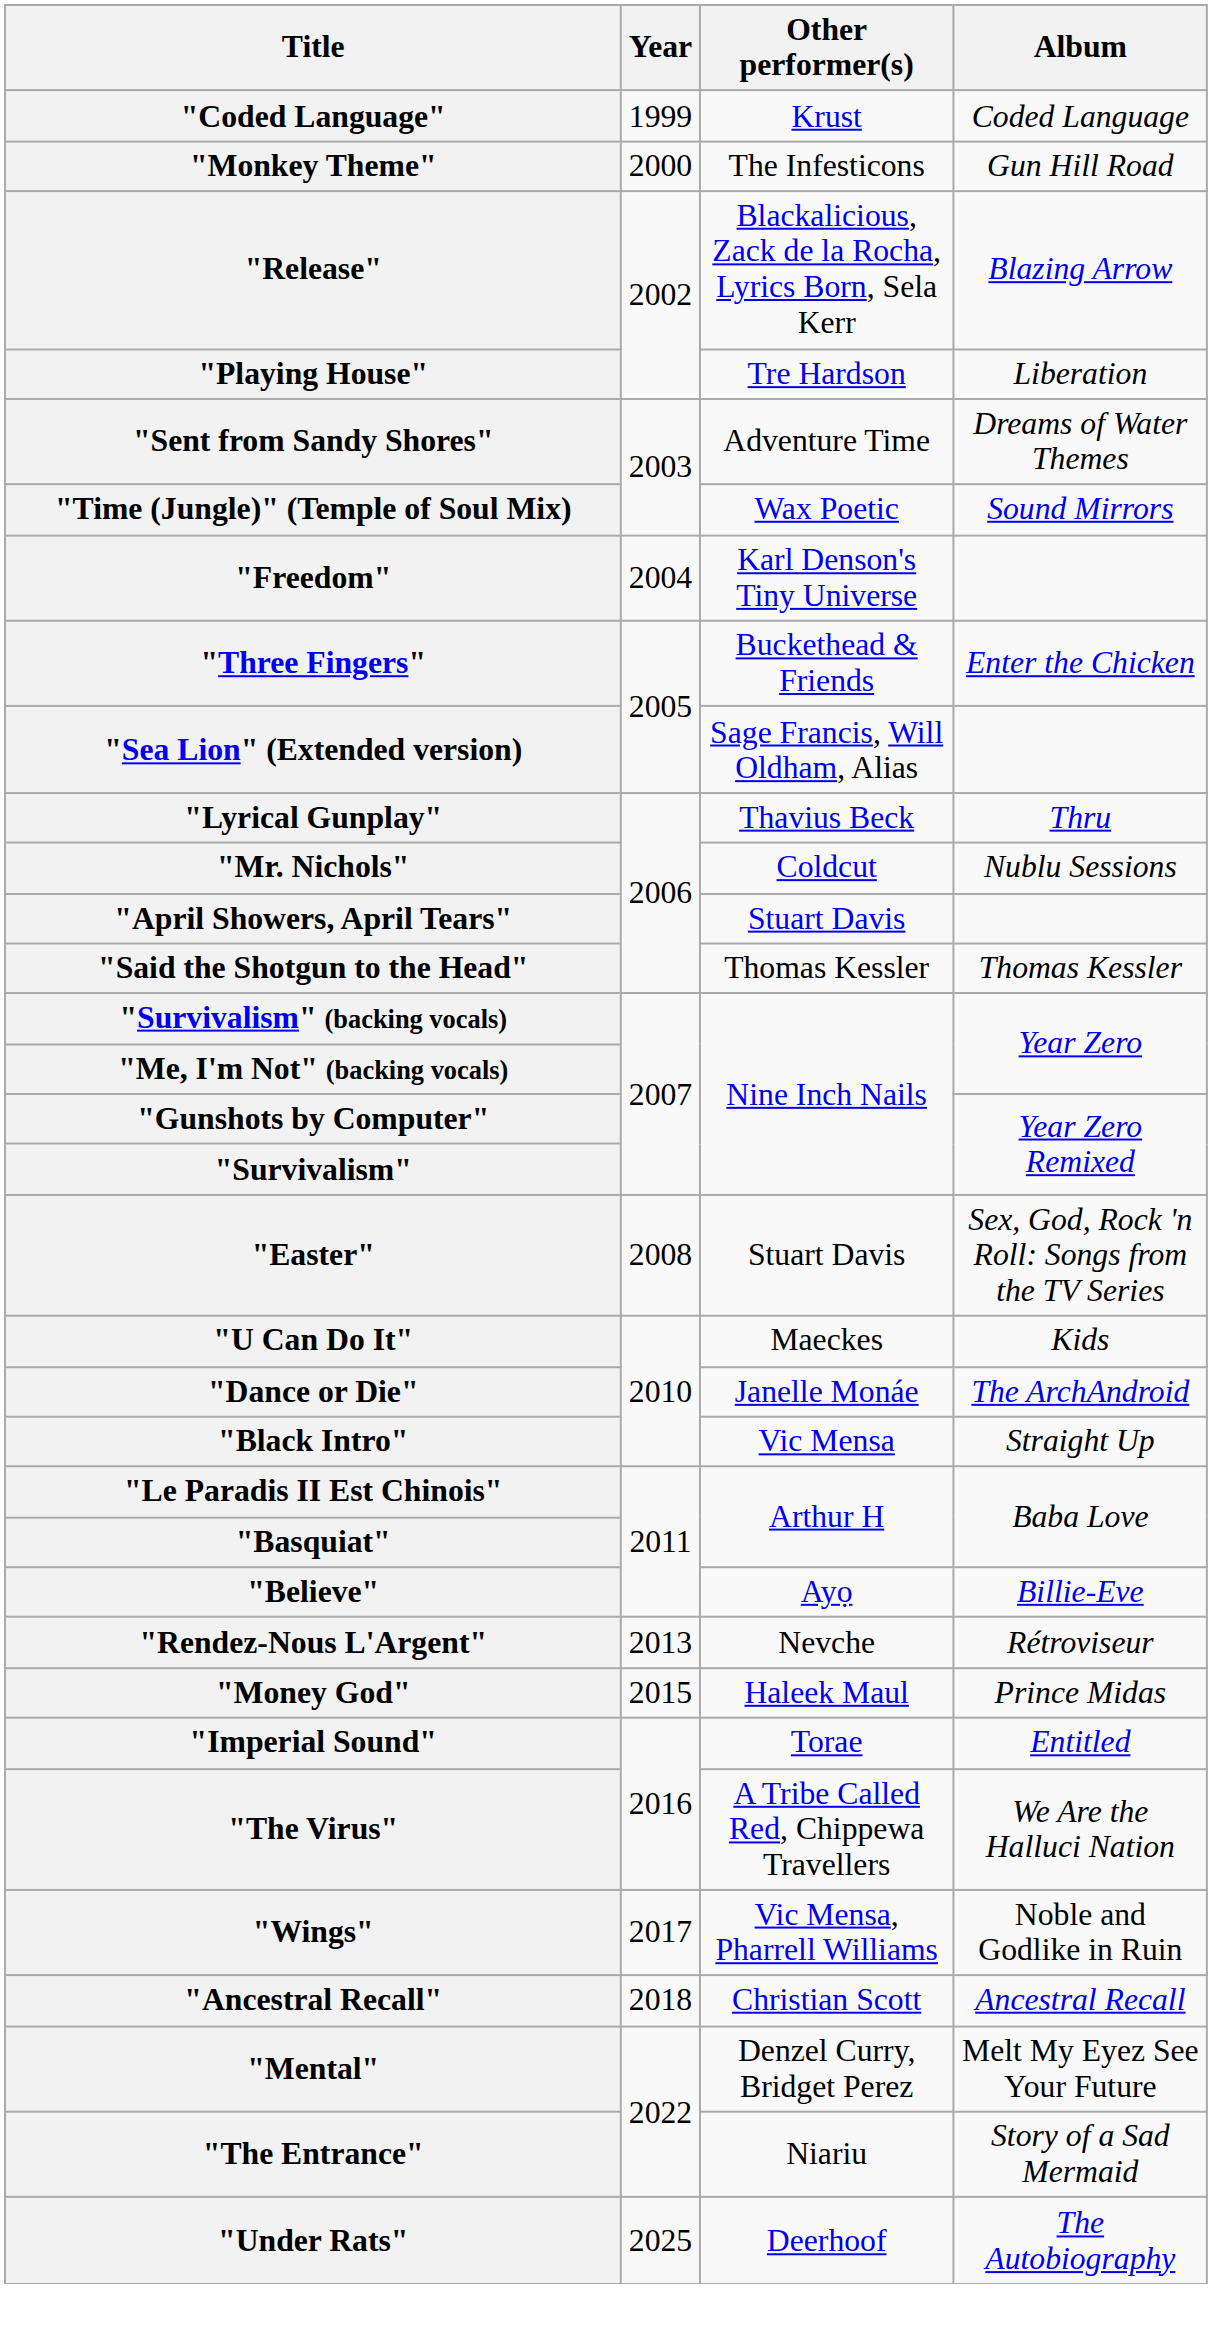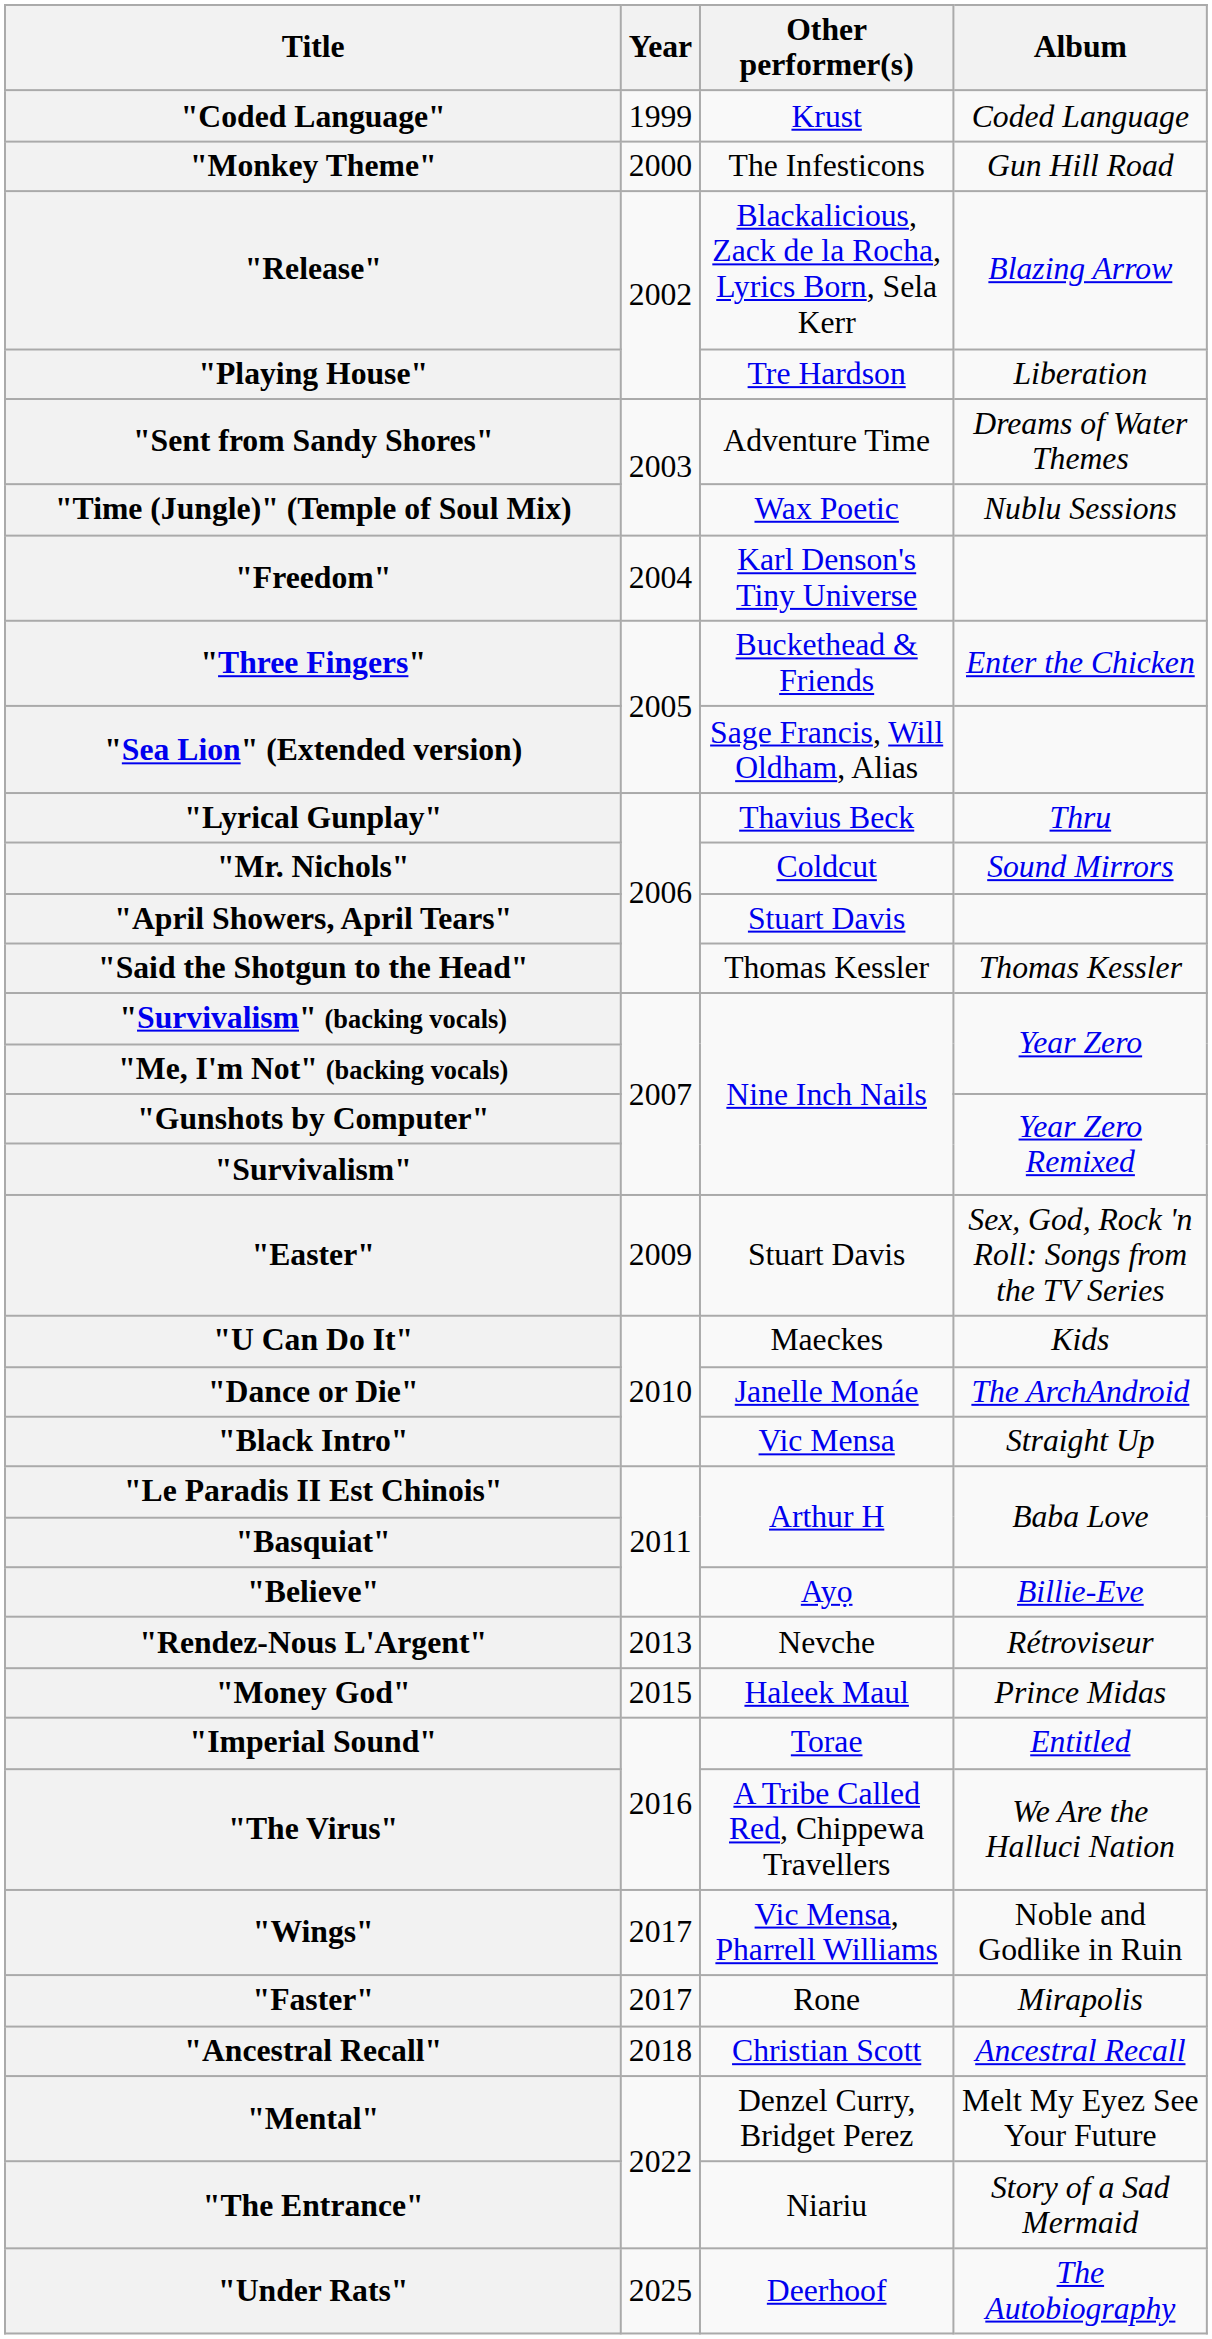(1080, 509) Sound Mirrors -> (1080, 509) Nublu Sessions
(1080, 867) Nublu Sessions -> (1080, 867) Sound Mirrors
(660, 1254) 2008 -> (660, 1254) 2009
+ row: (313, 2000)
